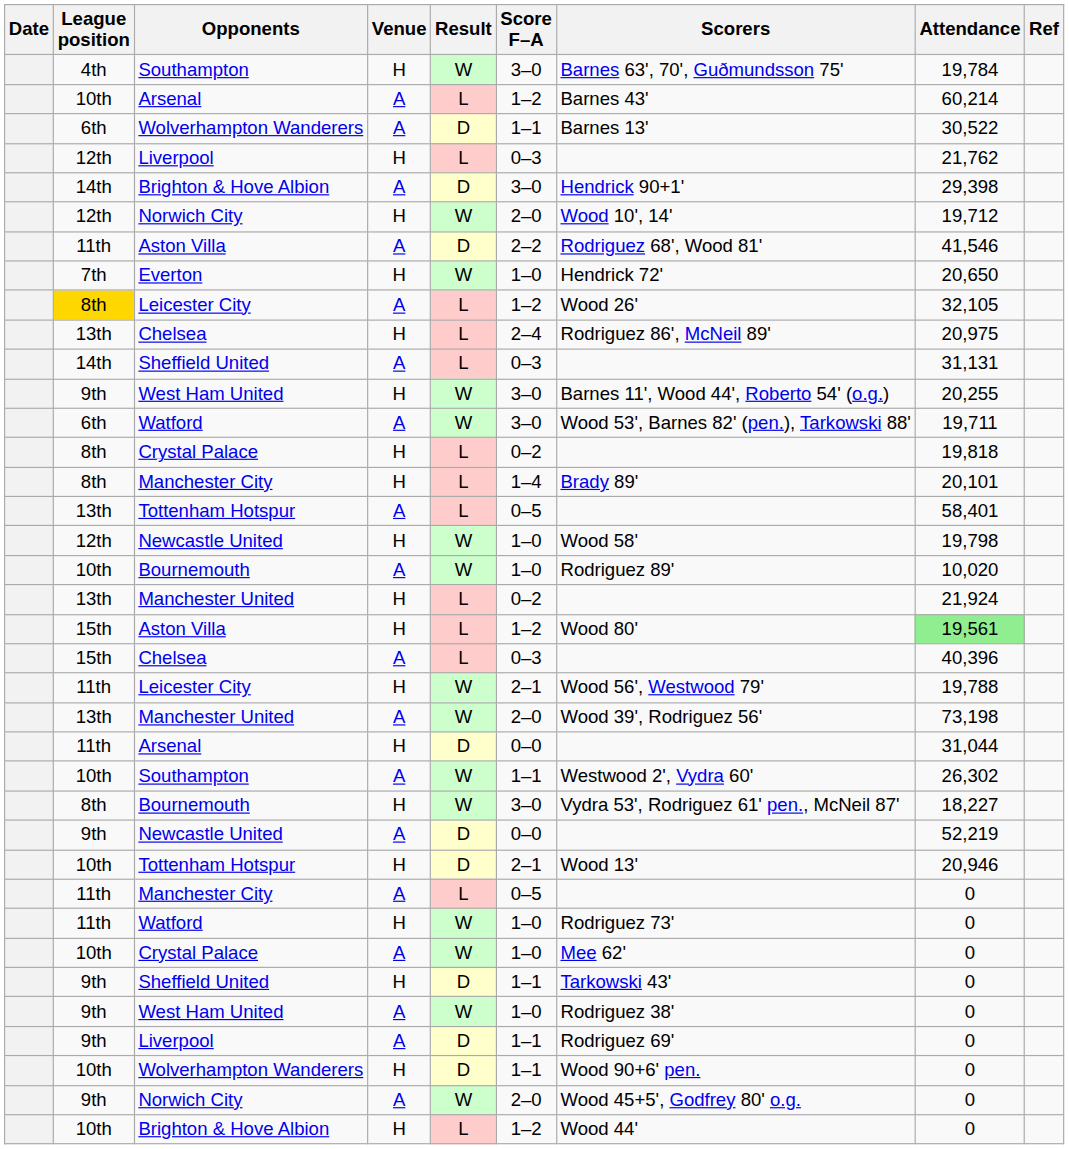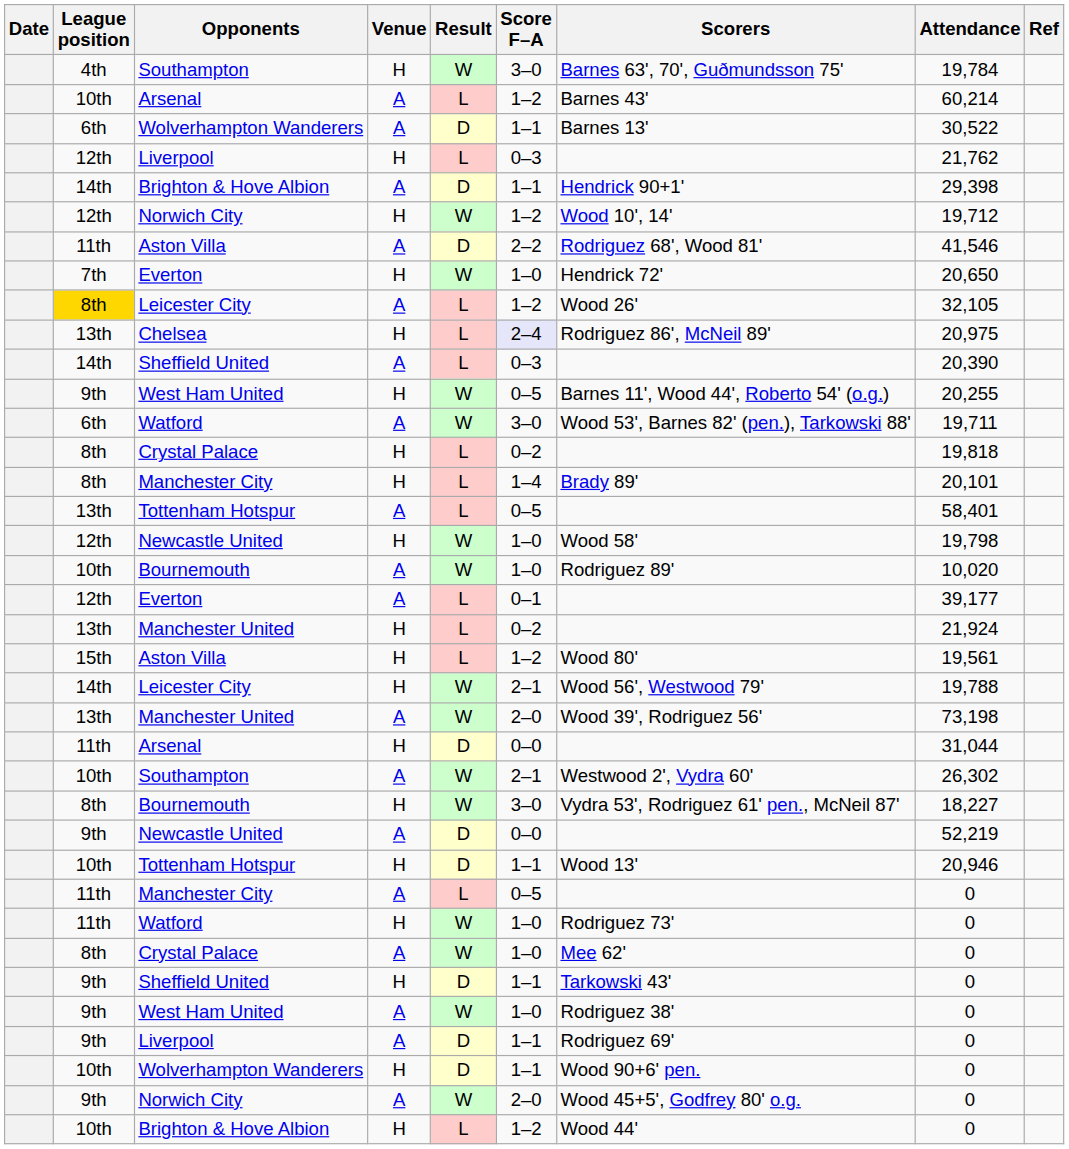(526, 187) 3–0 -> (526, 187) 1–1
(526, 216) 2–0 -> (526, 216) 1–2
(526, 334) no background -> (526, 334) lavender background
(970, 363) 31,131 -> (970, 363) 20,390
(526, 393) 3–0 -> (526, 393) 0–5
+ row: (170, 599)
(970, 628) lightgreen background -> (970, 658) no background
- row: (172, 658)
(94, 687) 11th -> (94, 687) 14th
(526, 775) 1–1 -> (526, 775) 2–1
(526, 864) 2–1 -> (526, 864) 1–1
(94, 952) 10th -> (94, 952) 8th
